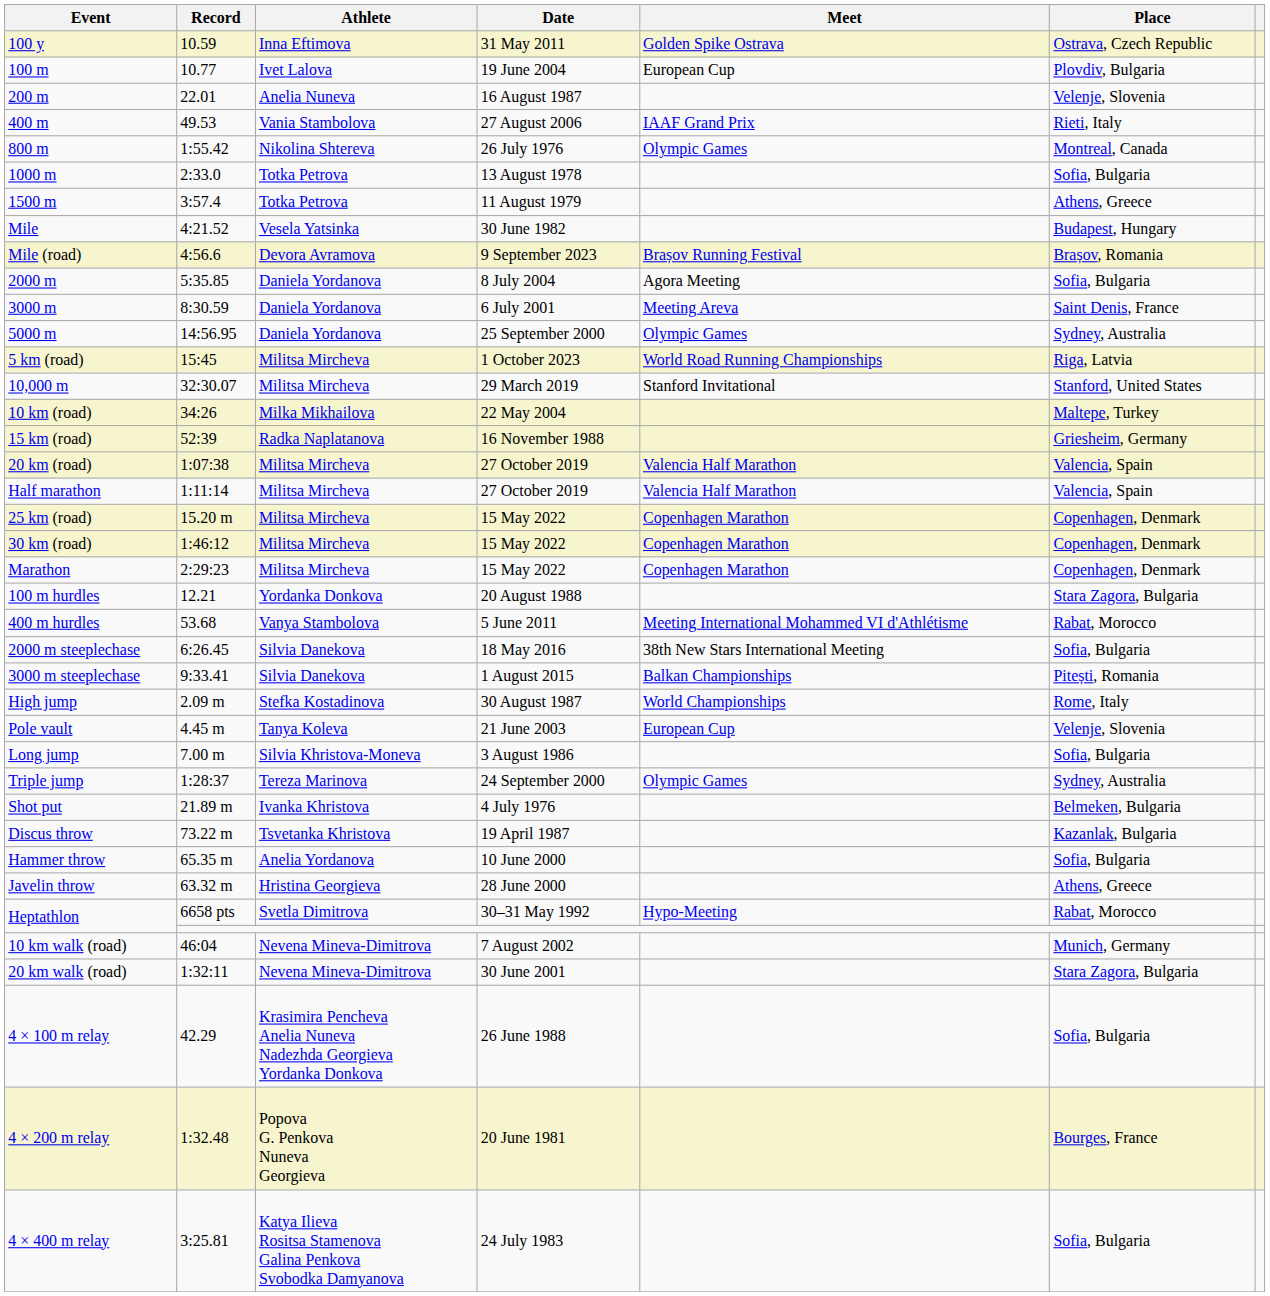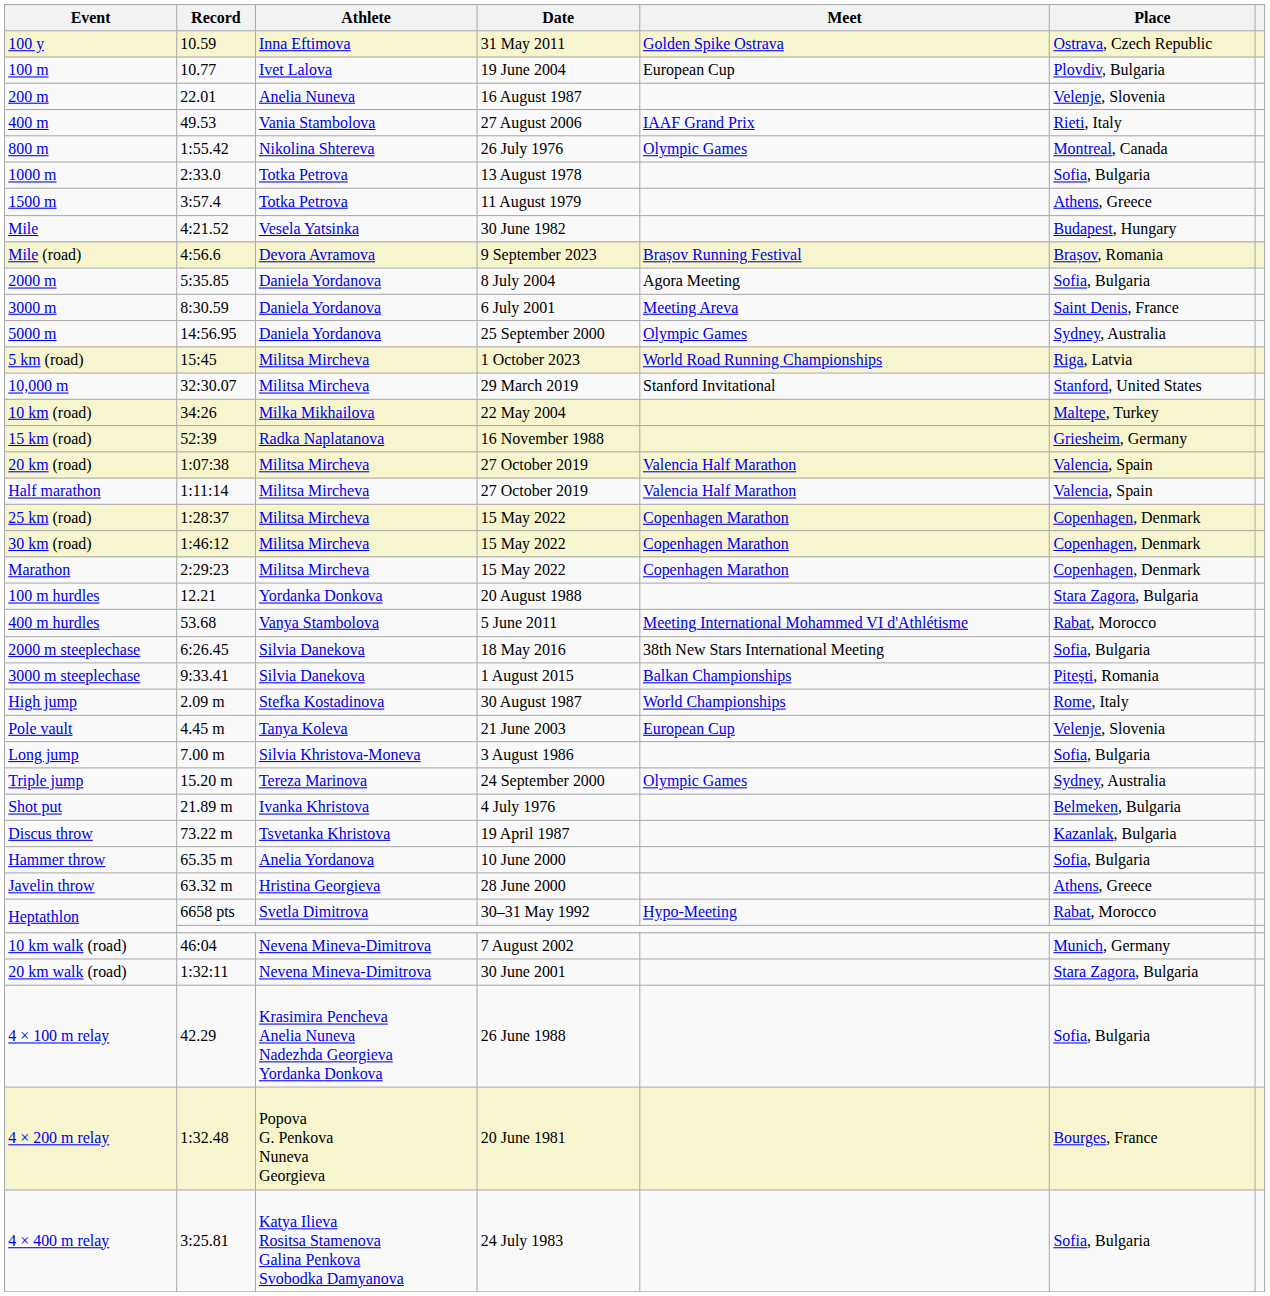(206, 517) 15.20 m -> (205, 517) 1:28:37
(205, 780) 1:28:37 -> (206, 780) 15.20 m
